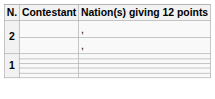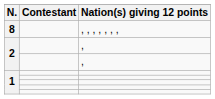+ row: (12, 29)
